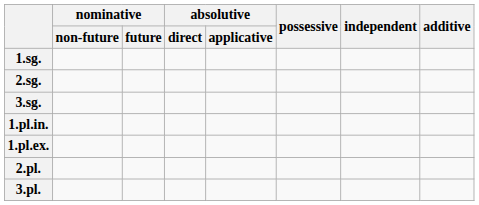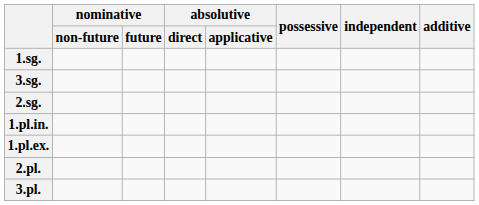rows swapped: (28, 80) <-> (28, 102)
